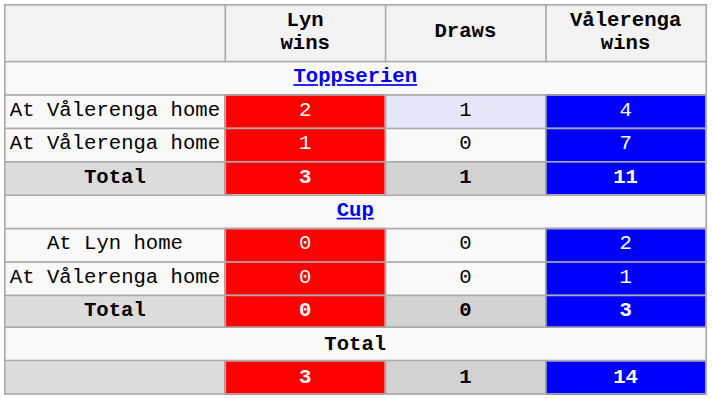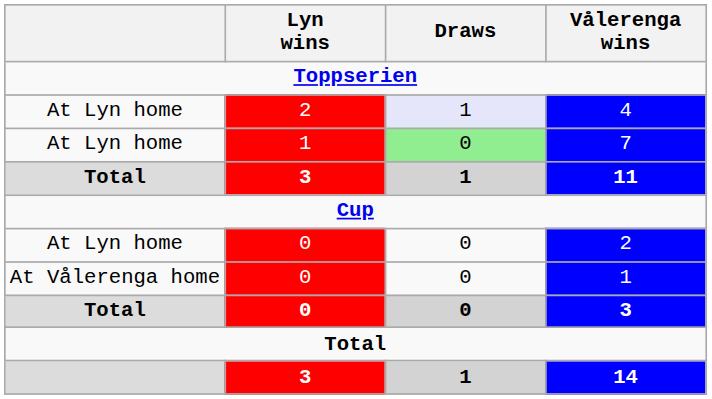(115, 112) At Vålerenga home -> (115, 112) At Lyn home
(115, 145) At Vålerenga home -> (115, 145) At Lyn home
(465, 145) no background -> (465, 145) lightgreen background
